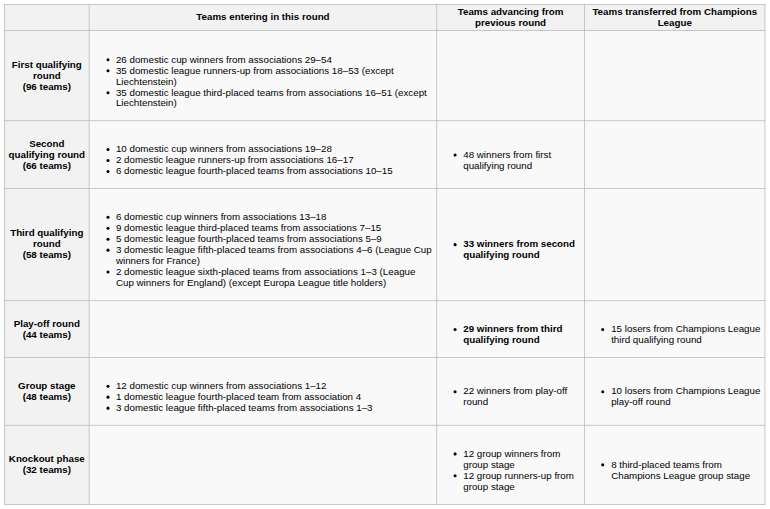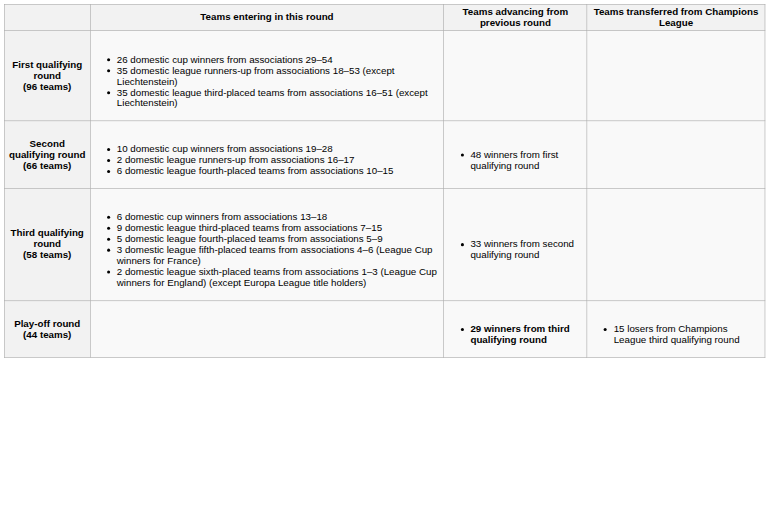(511, 250) bold -> (515, 250) normal
- row: (47, 391)
- row: (47, 465)
